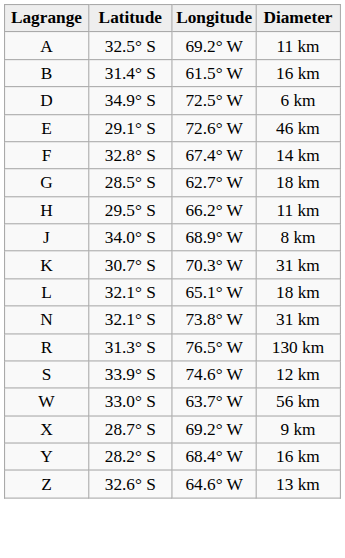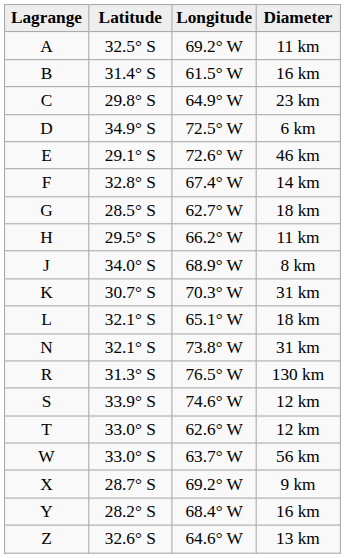+ row: (46, 100)
+ row: (46, 429)
